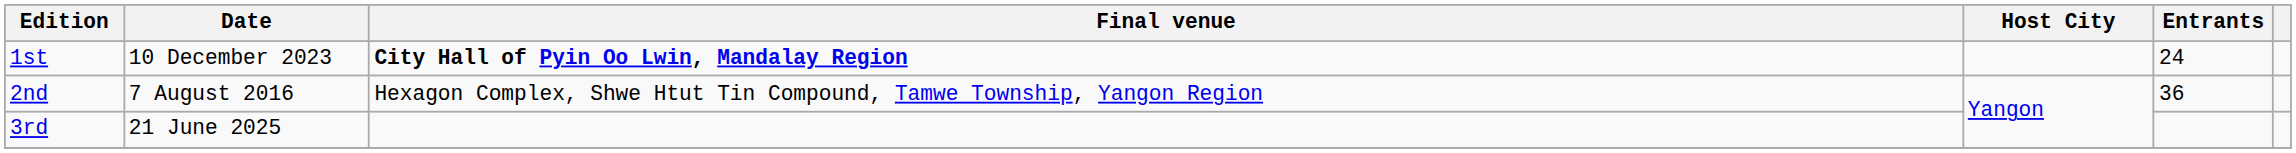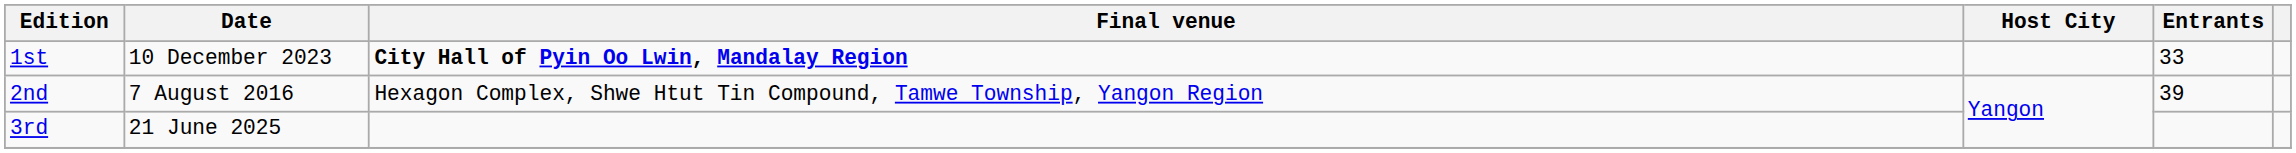(2172, 58) 24 -> (2172, 58) 33
(2172, 94) 36 -> (2172, 94) 39
